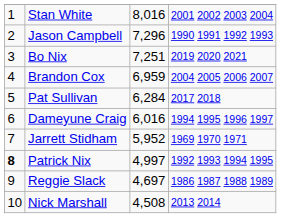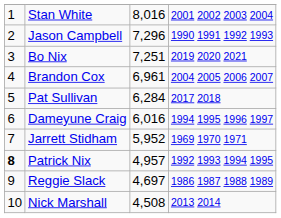(149, 77) 6,959 -> (149, 77) 6,961
(149, 160) 4,997 -> (149, 160) 4,957
